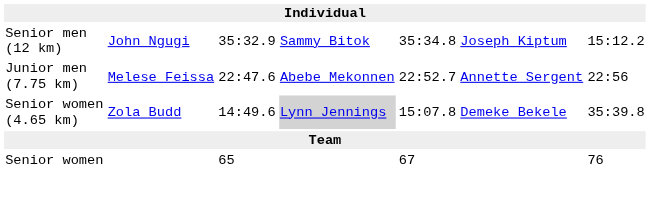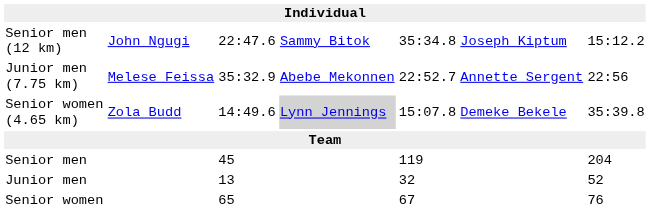(247, 41) 35:32.9 -> (247, 41) 22:47.6
(247, 77) 22:47.6 -> (247, 77) 35:32.9
+ row: (46, 160)
+ row: (46, 180)
